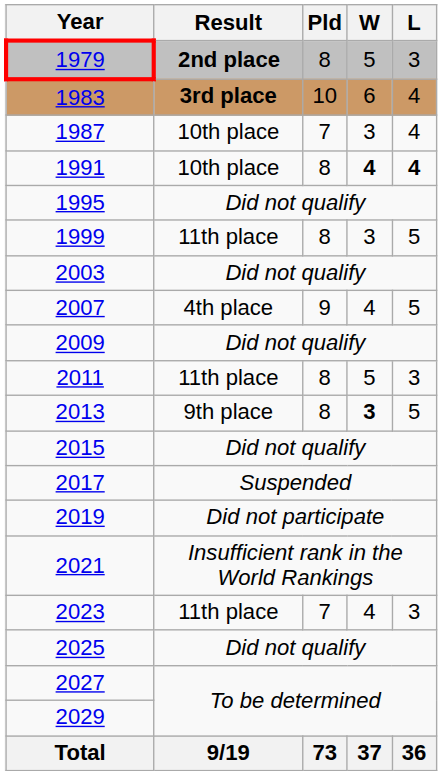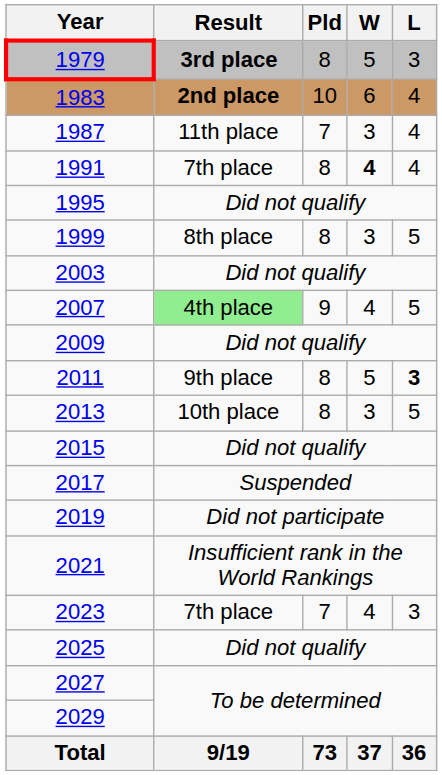(229, 59) 2nd place -> (229, 59) 3rd place
(228, 96) 3rd place -> (228, 96) 2nd place
(228, 132) 10th place -> (228, 132) 11th place
(228, 167) 10th place -> (228, 167) 7th place
(414, 167) bold -> (414, 167) normal
(228, 237) 11th place -> (228, 237) 8th place
(228, 307) no background -> (228, 307) lightgreen background
(228, 377) 11th place -> (228, 377) 9th place
(414, 377) normal -> (414, 377) bold
(228, 412) 9th place -> (228, 412) 10th place
(369, 412) bold -> (369, 412) normal
(228, 612) 11th place -> (228, 612) 7th place
